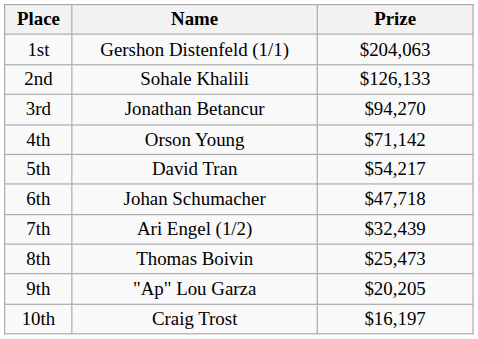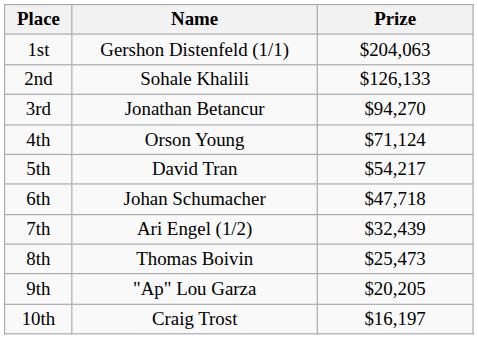(395, 139) $71,142 -> (395, 139) $71,124
